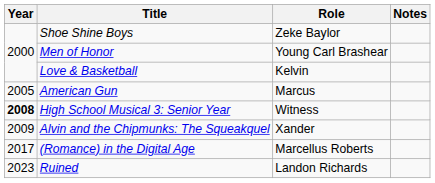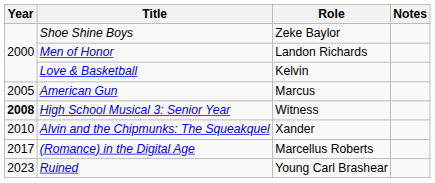(331, 52) Young Carl Brashear -> (321, 52) Landon Richards
(21, 129) 2009 -> (21, 129) 2010
(321, 168) Landon Richards -> (331, 168) Young Carl Brashear
